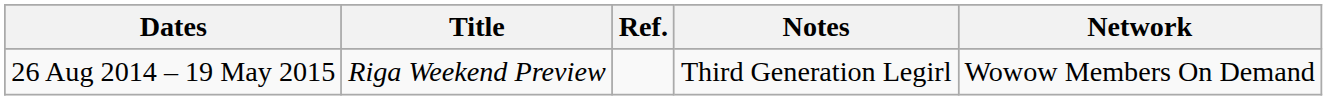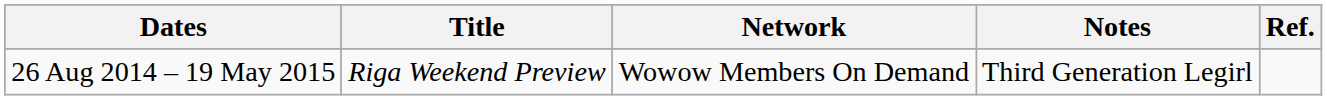columns swapped: (1140, 26) <-> (643, 26)
